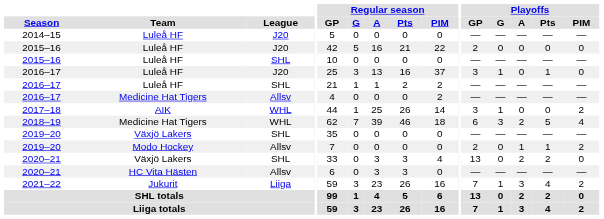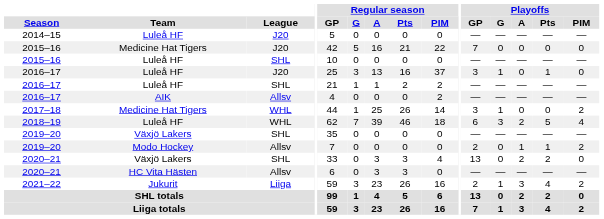(163, 47) Luleå HF -> (163, 47) Medicine Hat Tigers
(475, 47) 2 -> (475, 47) 7
(163, 97) Medicine Hat Tigers -> (163, 97) AIK
(163, 109) AIK -> (163, 109) Medicine Hat Tigers
(163, 121) Medicine Hat Tigers -> (163, 121) Luleå HF
(475, 183) 7 -> (475, 183) 2
